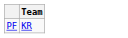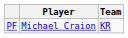+ column: (59, 12)
